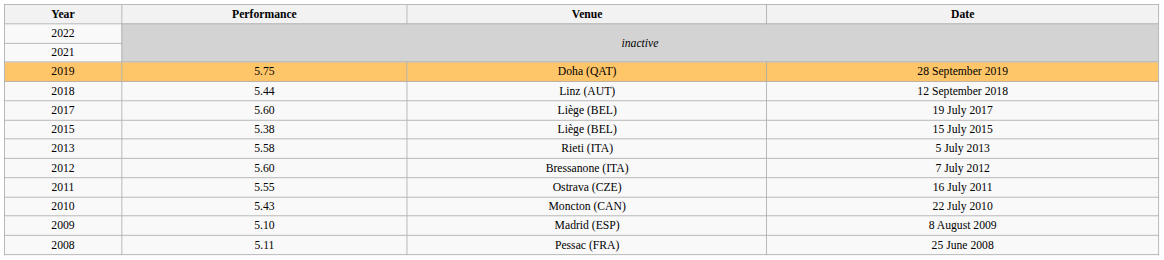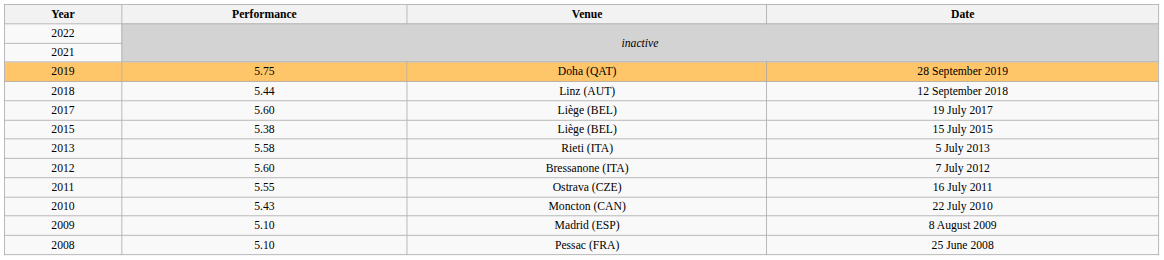(264, 245) 5.11 -> (264, 245) 5.10
